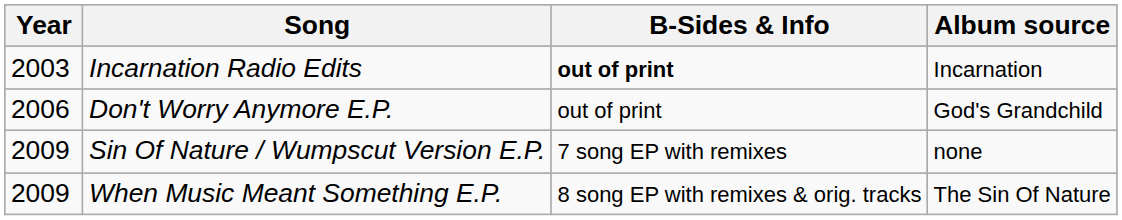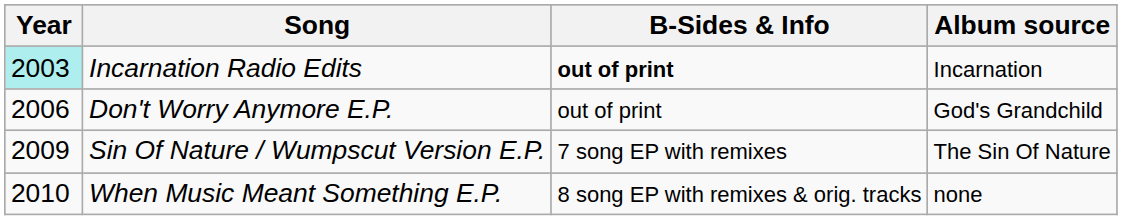(40, 67) no background -> (40, 67) paleturquoise background
(958, 152) none -> (1022, 152) The Sin Of Nature
(40, 192) 2009 -> (40, 192) 2010
(1022, 194) The Sin Of Nature -> (958, 194) none
